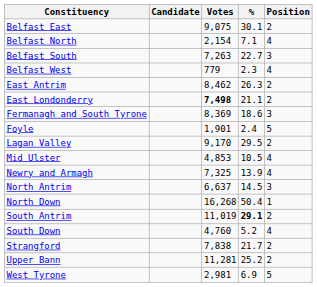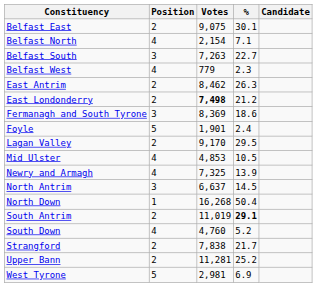columns swapped: (175, 12) <-> (288, 12)
(252, 99) 21.1 -> (246, 99) 21.2
